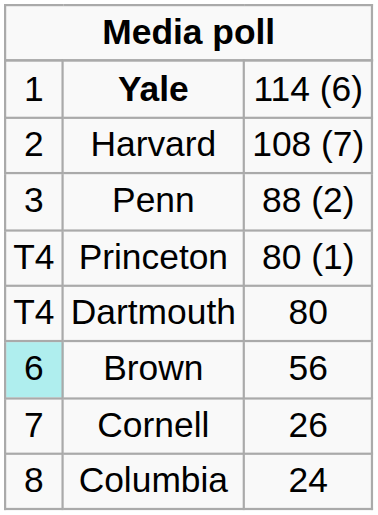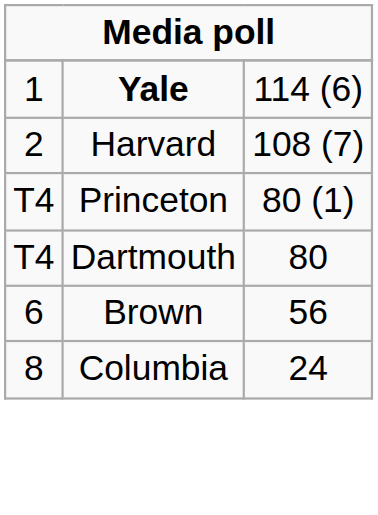- row: (153, 200)
(34, 369) paleturquoise background -> (34, 312) no background
- row: (153, 425)
